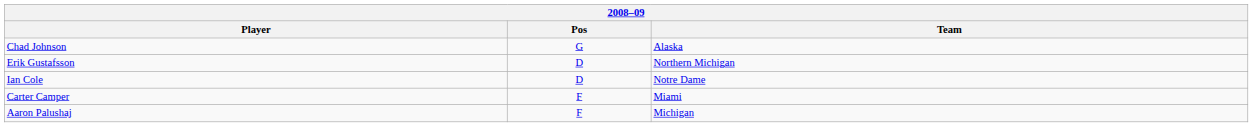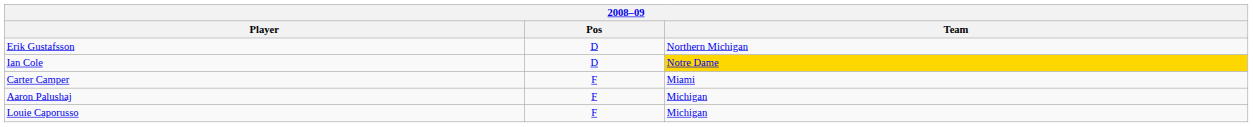- row: (37, 46)
(679, 79) no background -> (693, 63) gold background
+ row: (43, 113)
